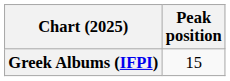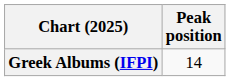(194, 62) 15 -> (194, 62) 14
